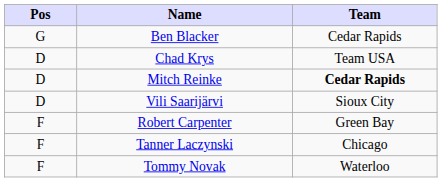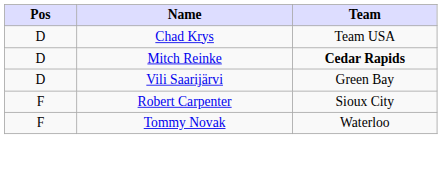- row: (185, 36)
(365, 101) Sioux City -> (365, 79) Green Bay
(365, 123) Green Bay -> (365, 101) Sioux City
- row: (185, 144)
